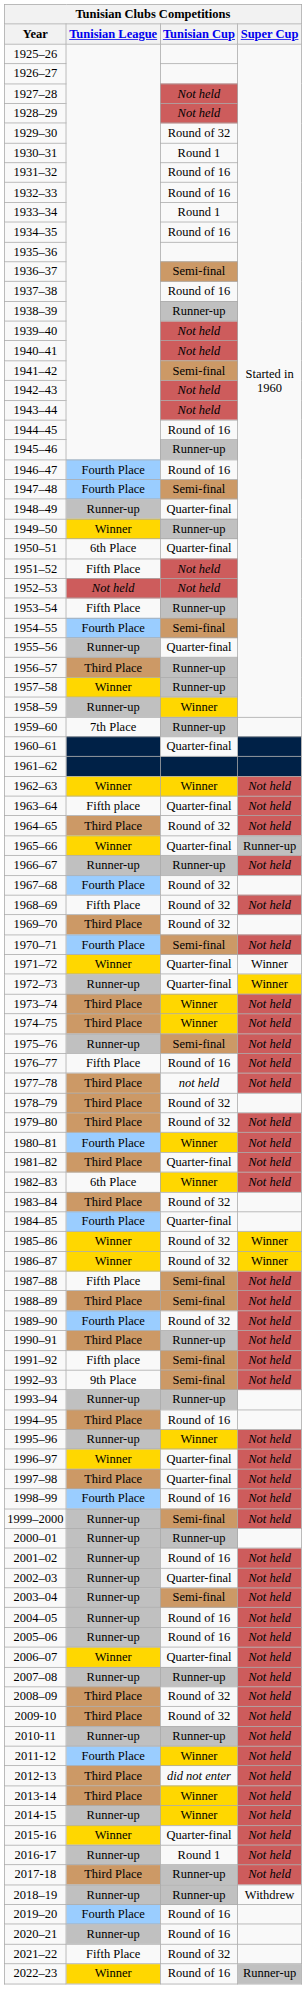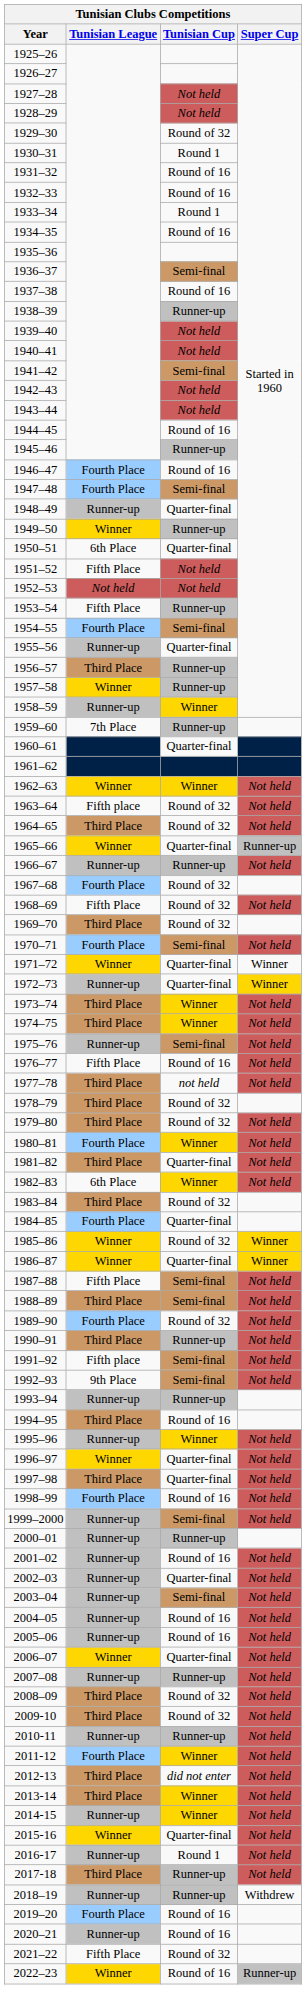(199, 806) Quarter-final -> (199, 806) Round of 32
(199, 1261) Round of 32 -> (199, 1261) Quarter-final
